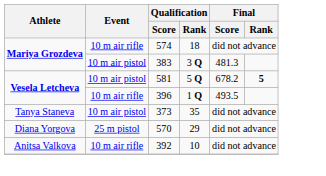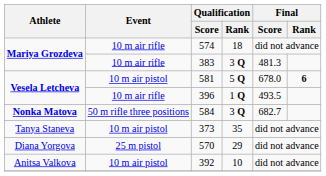(117, 63) 10 m air pistol -> (138, 63) 10 m air rifle
(227, 79) 678.2 -> (270, 79) 678.0
(261, 79) 5 -> (304, 79) 6
+ row: (207, 112)
(117, 146) 10 m air rifle -> (138, 162) 10 m air pistol
